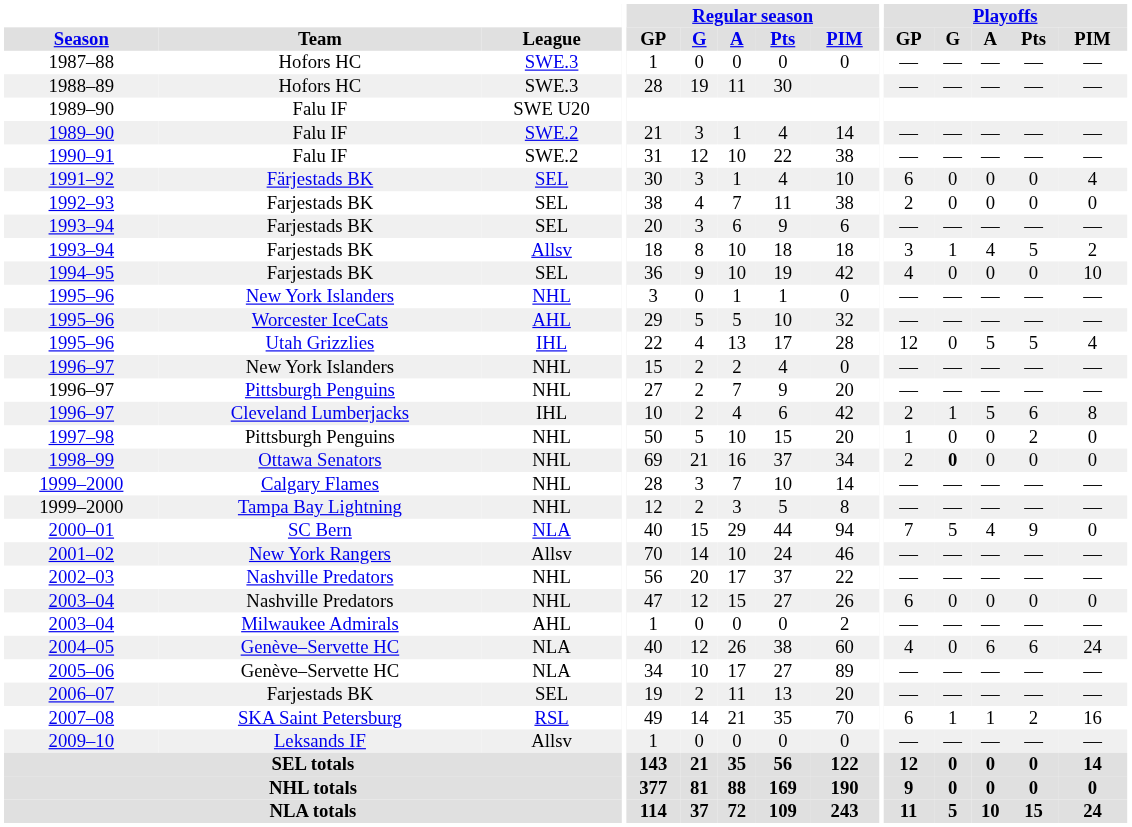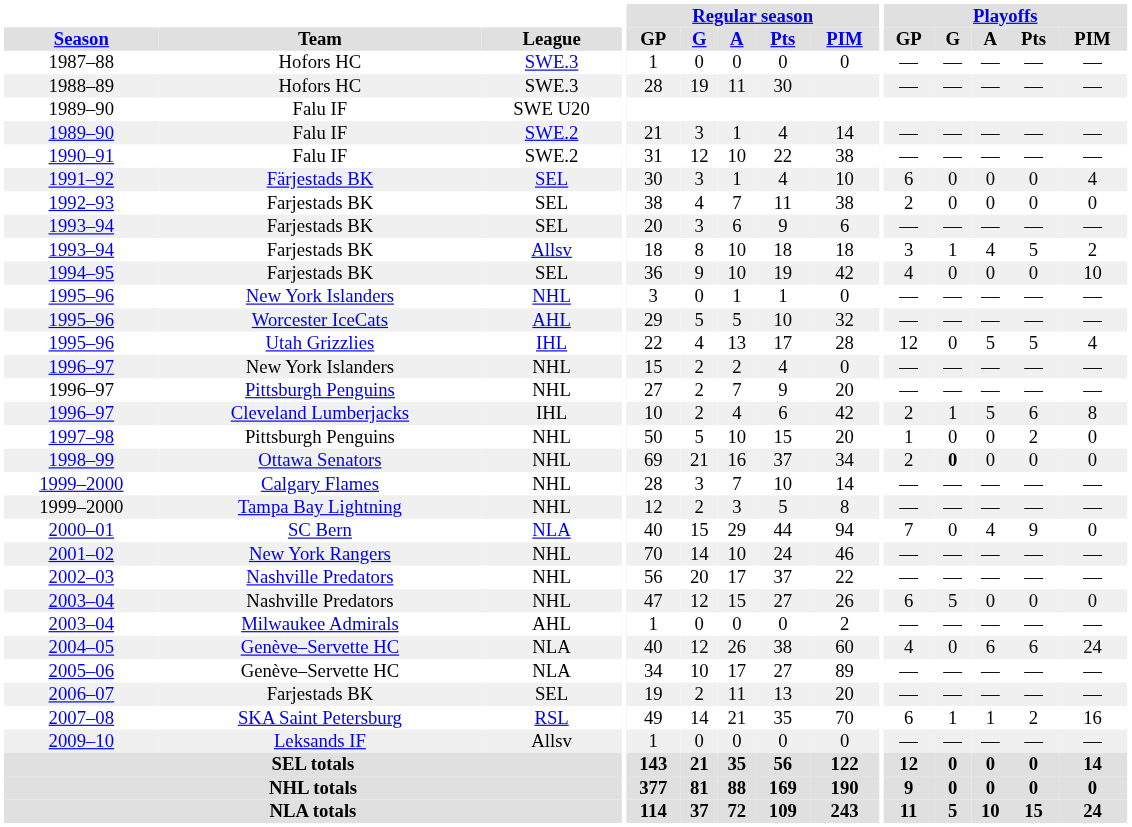(953, 530) 5 -> (953, 530) 0
(552, 553) Allsv -> (552, 553) NHL
(953, 600) 0 -> (953, 600) 5
